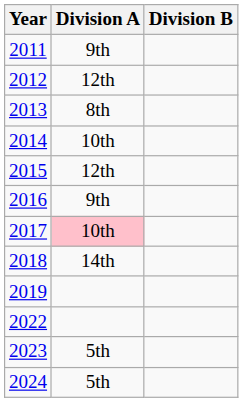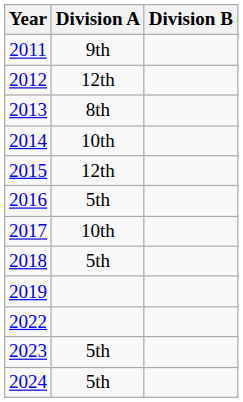(98, 200) 9th -> (98, 200) 5th
(98, 230) pink background -> (98, 230) no background
(98, 261) 14th -> (98, 261) 5th
